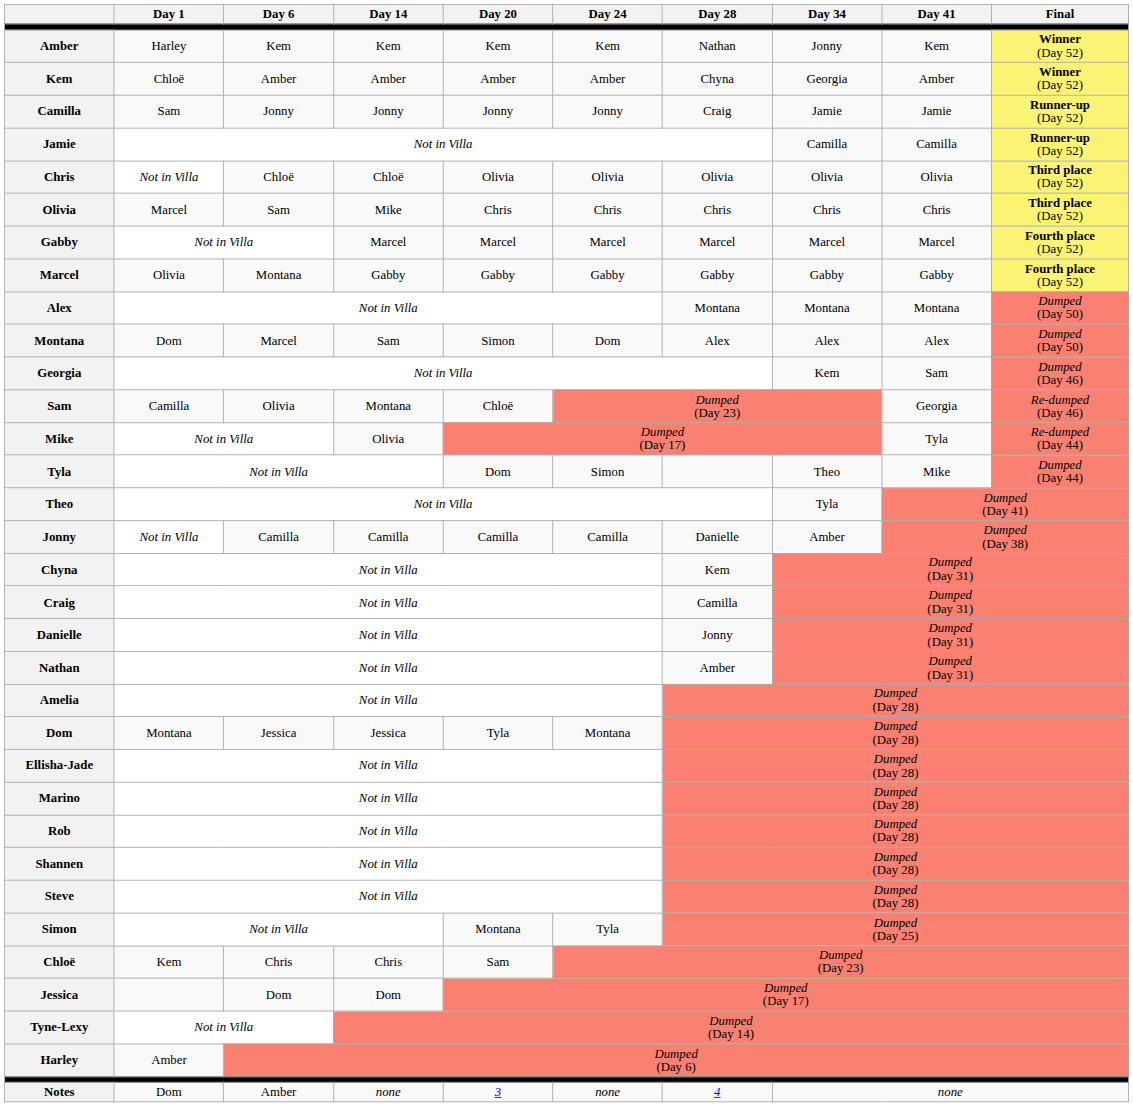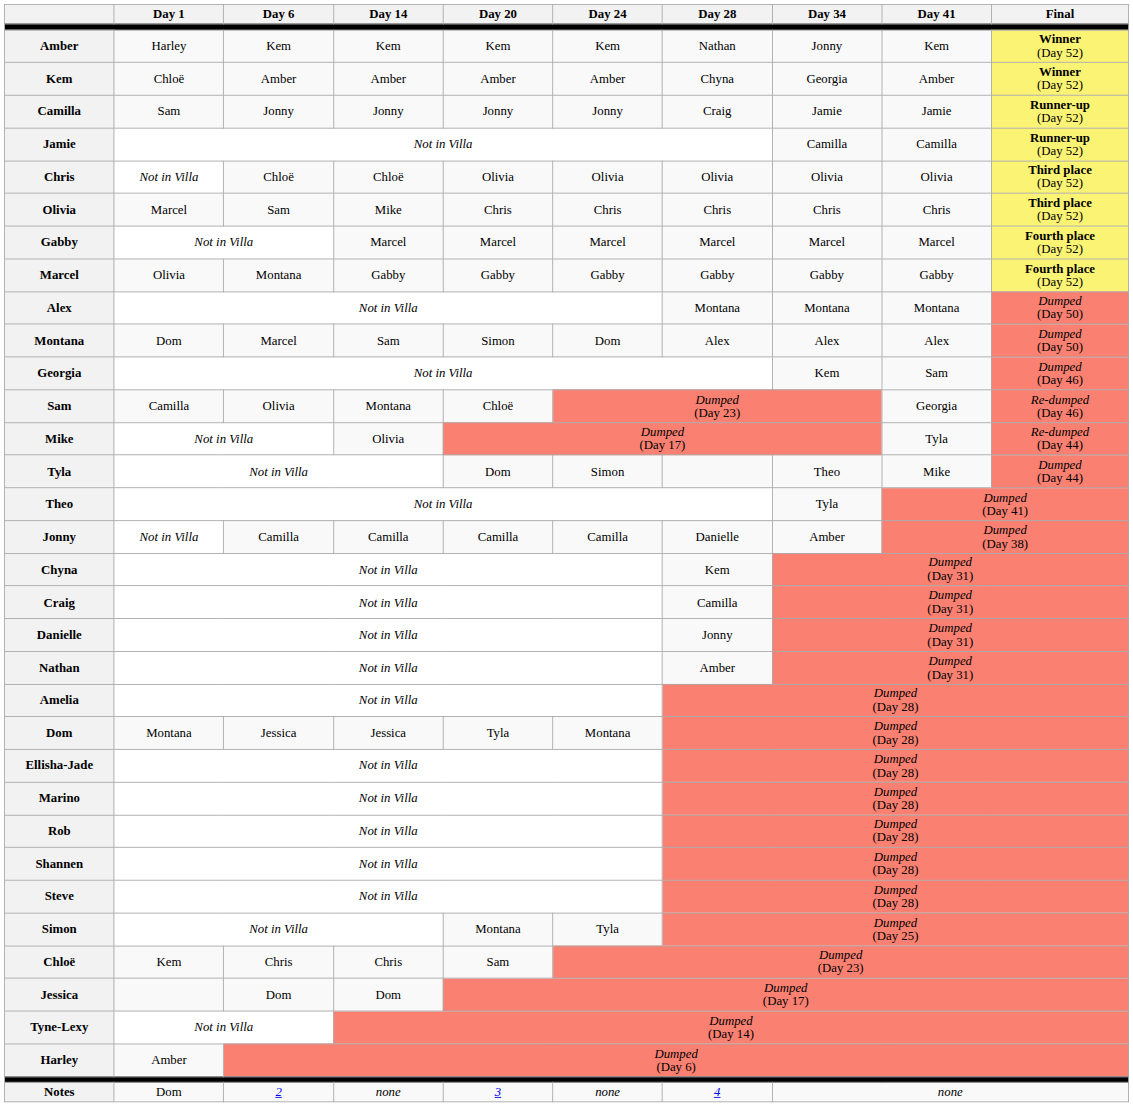(279, 1092) Amber -> (279, 1092) 2
